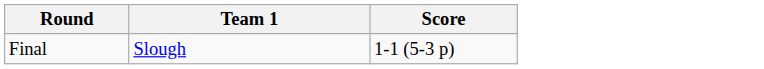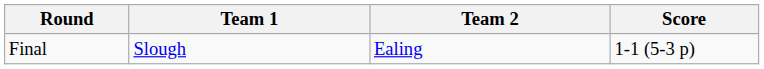+ column: (490, 19)
